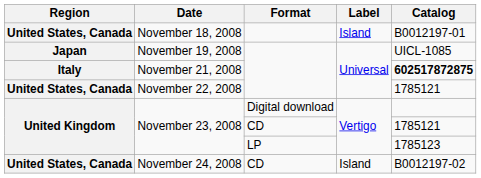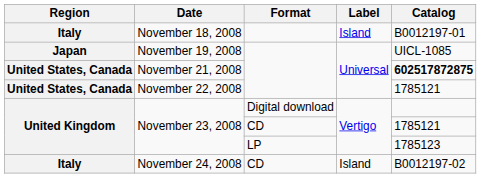(70, 32) United States, Canada -> (70, 32) Italy
(70, 70) Italy -> (70, 70) United States, Canada
(70, 164) United States, Canada -> (70, 164) Italy
